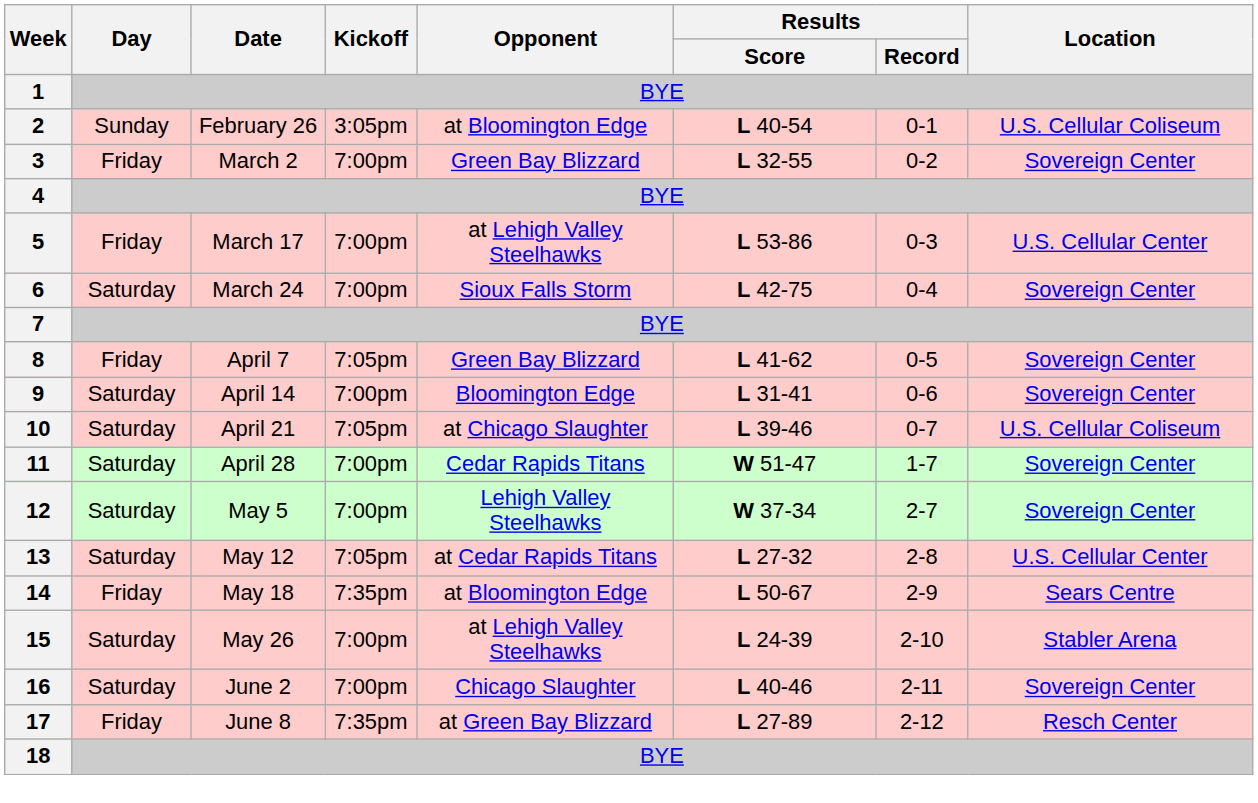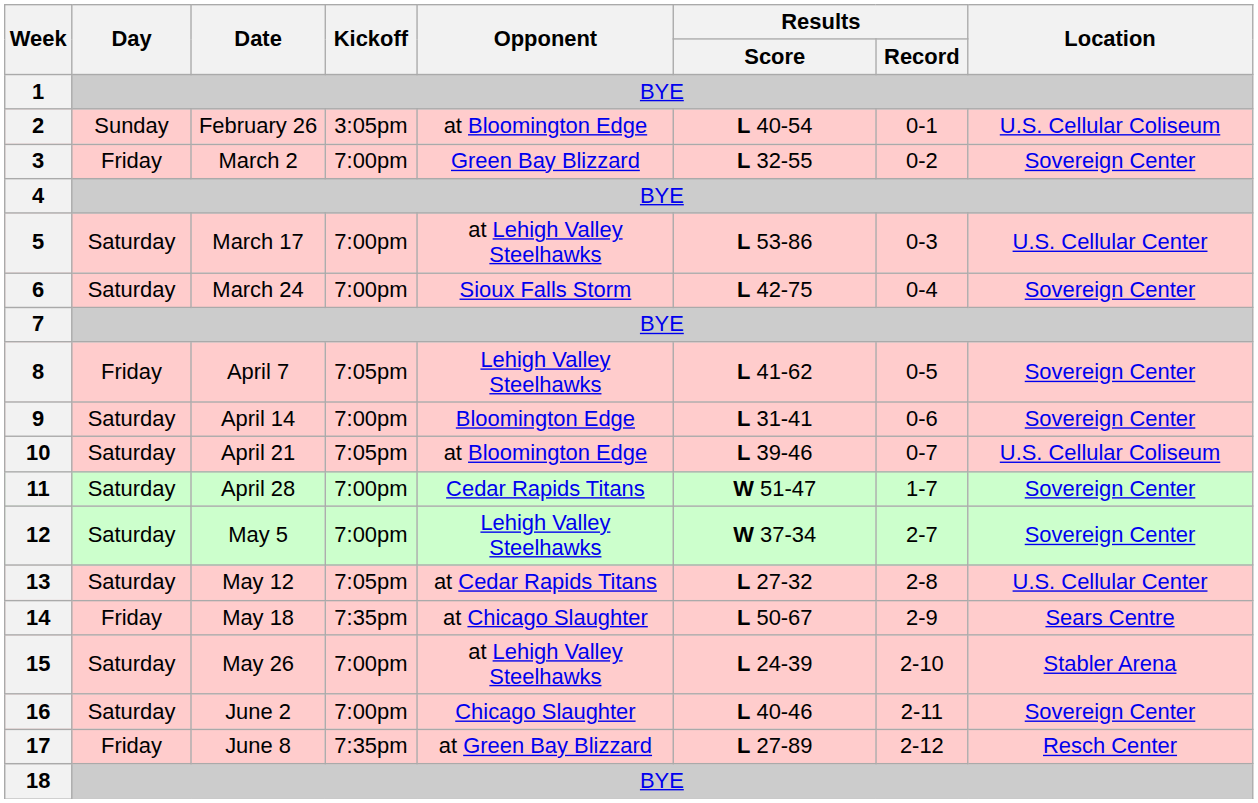(132, 242) Friday -> (132, 242) Saturday
(545, 359) Green Bay Blizzard -> (545, 371) Lehigh Valley Steelhawks
(545, 428) at Chicago Slaughter -> (545, 453) at Bloomington Edge
(545, 592) at Bloomington Edge -> (545, 617) at Chicago Slaughter
